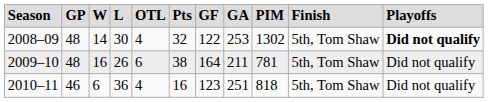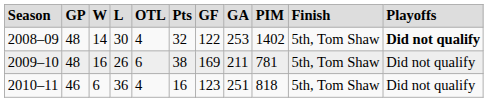(270, 39) 1302 -> (270, 39) 1402
(209, 62) 164 -> (209, 62) 169
